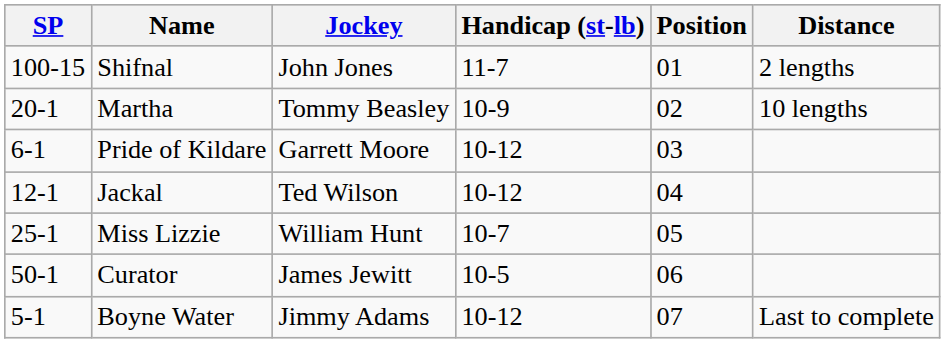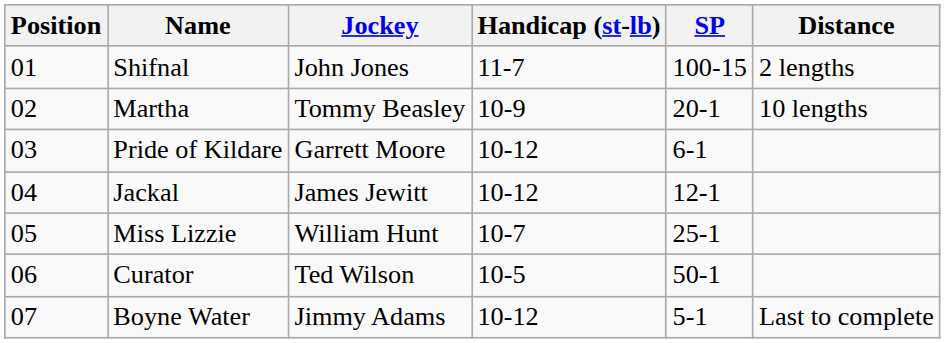columns swapped: (702, 25) <-> (48, 25)
(338, 191) Ted Wilson -> (361, 191) James Jewitt
(345, 274) James Jewitt -> (354, 274) Ted Wilson
